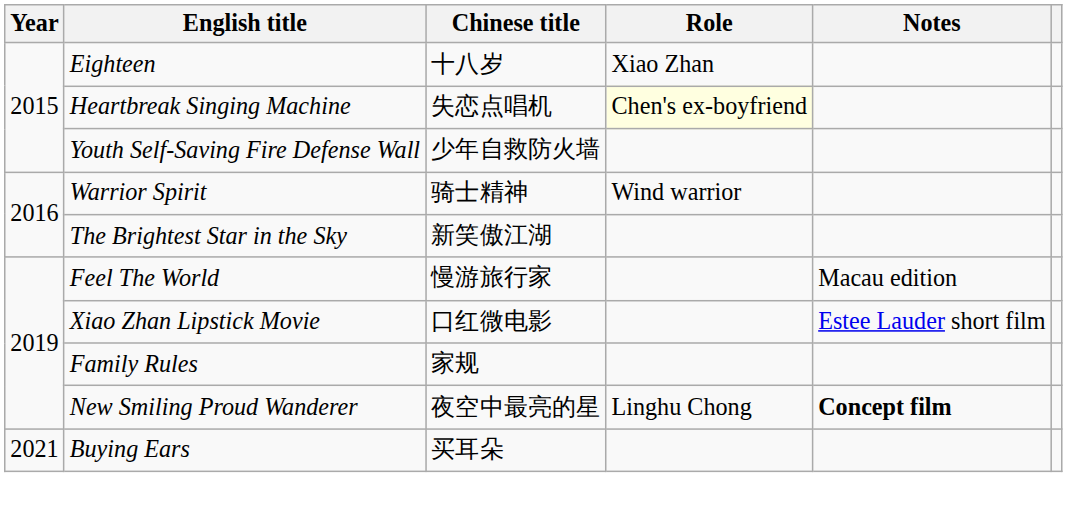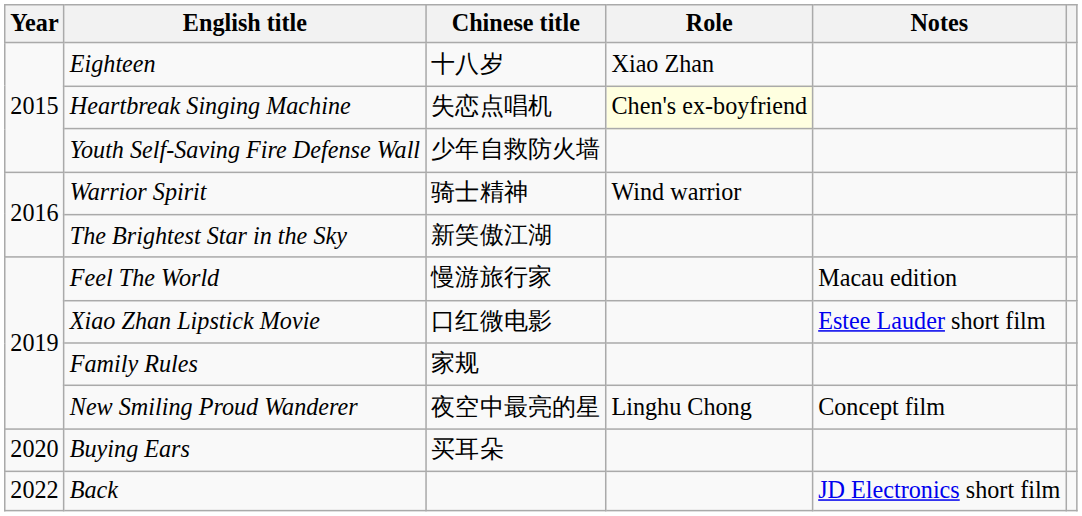(885, 407) bold -> (882, 407) normal
(34, 449) 2021 -> (34, 449) 2020
+ row: (94, 490)
